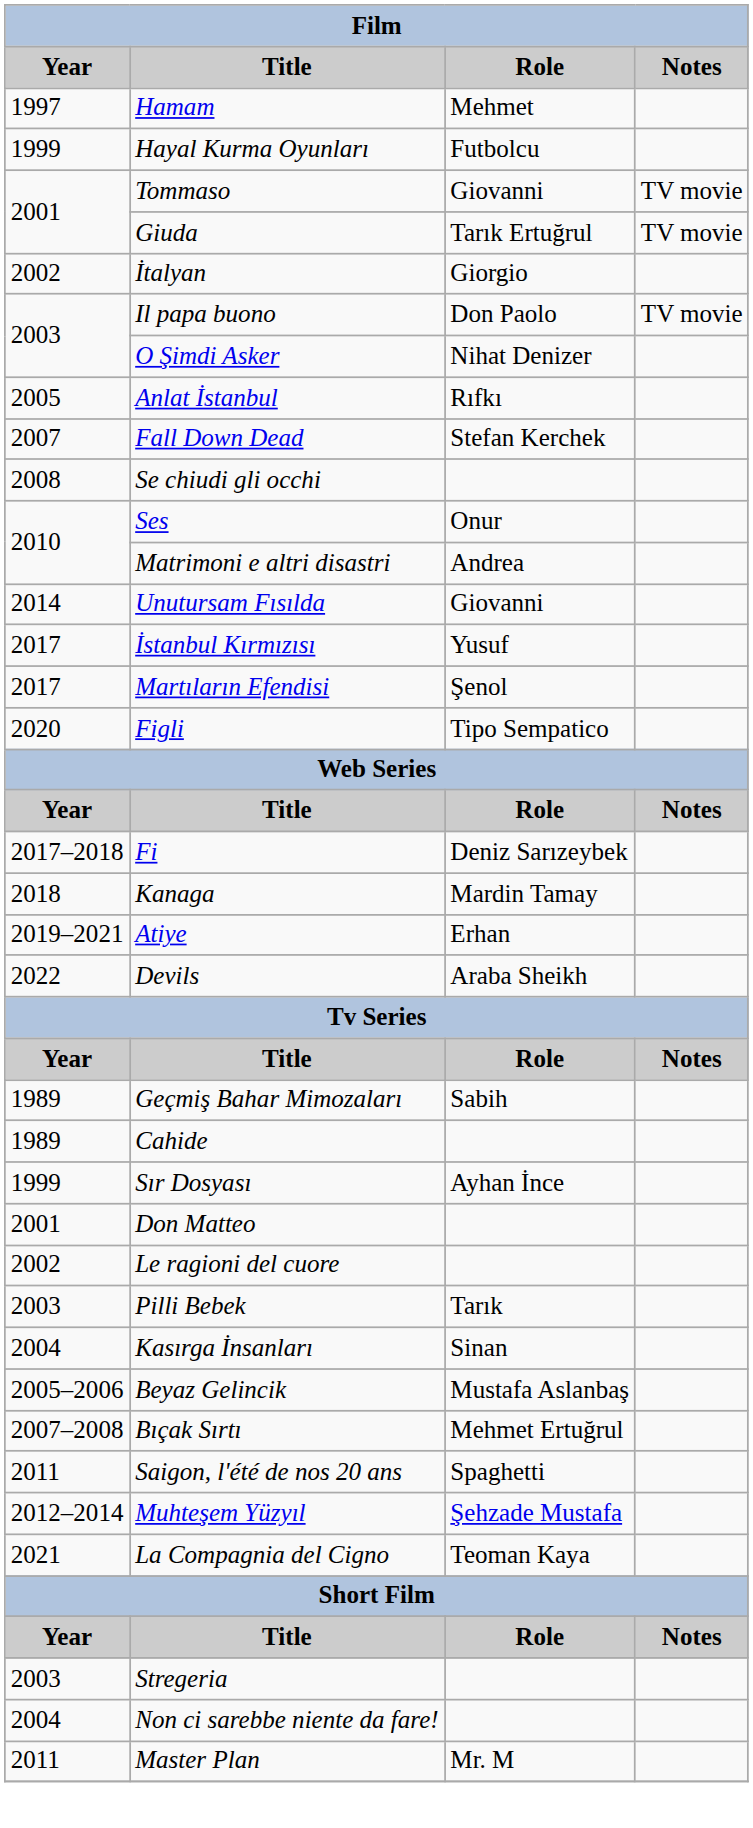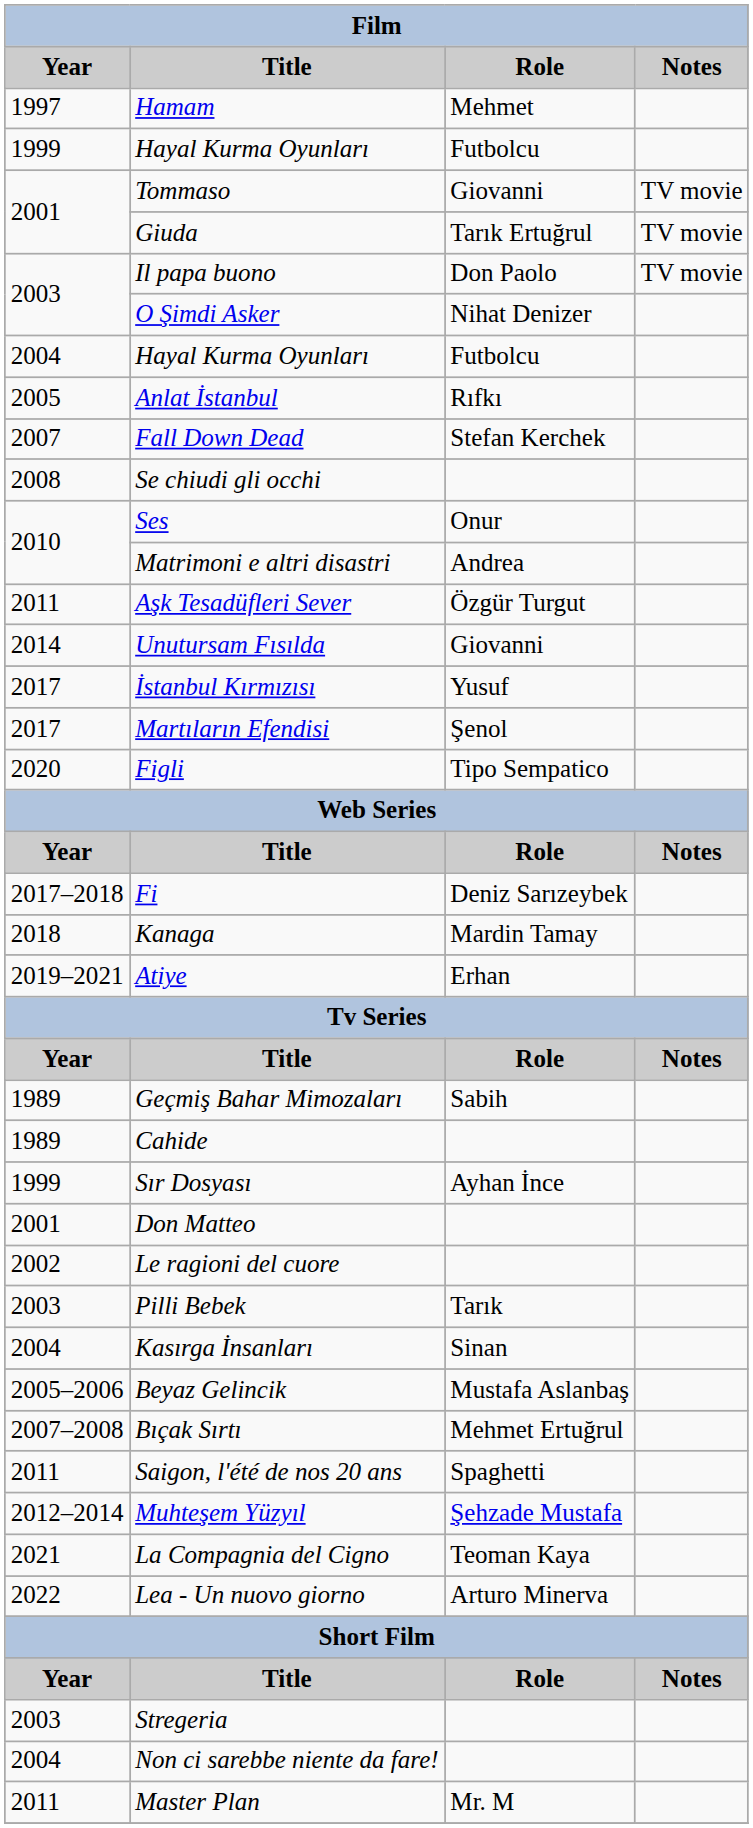- row: (36, 273)
+ row: (36, 356)
+ row: (35, 604)
- row: (36, 976)
+ row: (36, 1595)
